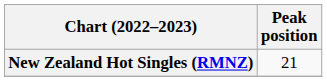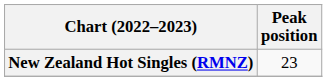(289, 62) 21 -> (289, 62) 23
